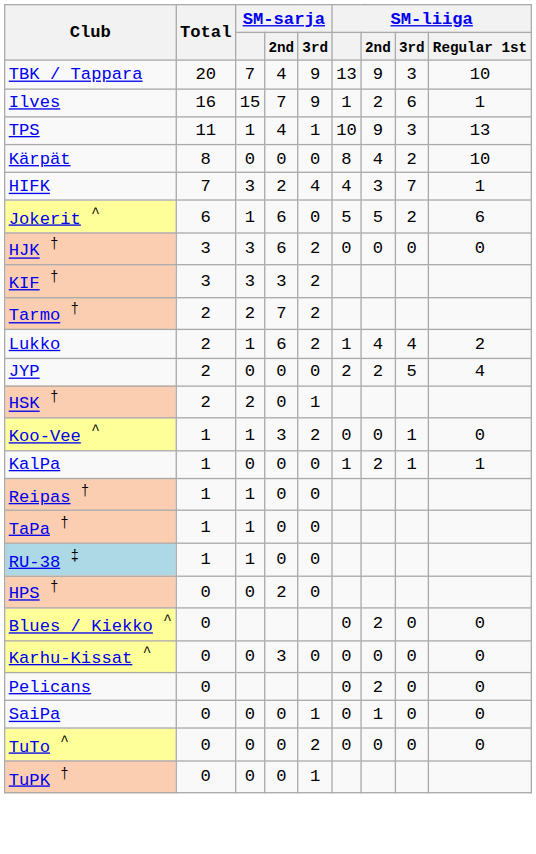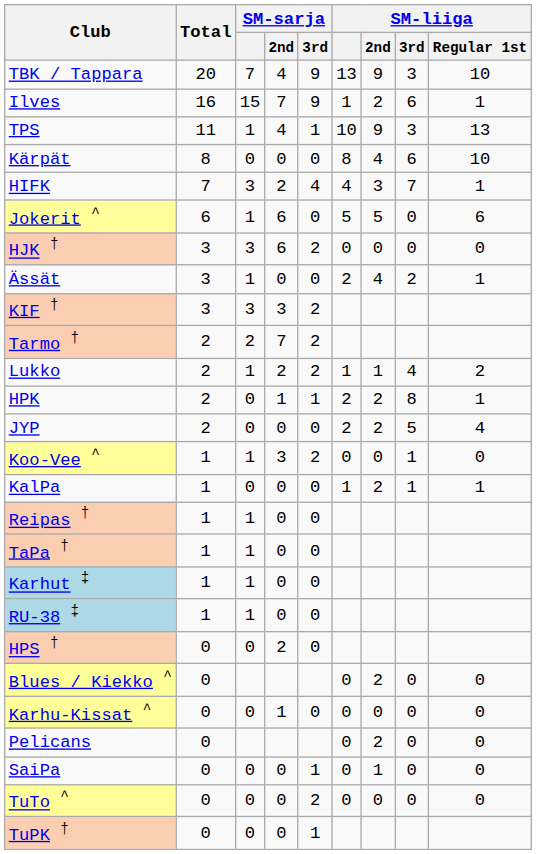(412, 158) 2 -> (412, 158) 6
(412, 217) 2 -> (412, 217) 0
+ row: (34, 279)
(281, 344) 6 -> (281, 372) 2
(378, 344) 4 -> (378, 372) 1
+ row: (24, 400)
- row: (34, 402)
+ row: (49, 583)
(281, 656) 3 -> (281, 712) 1
